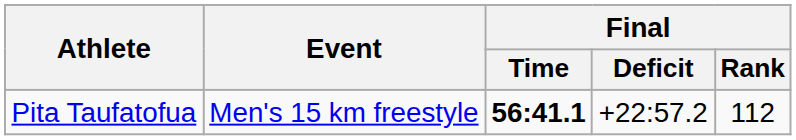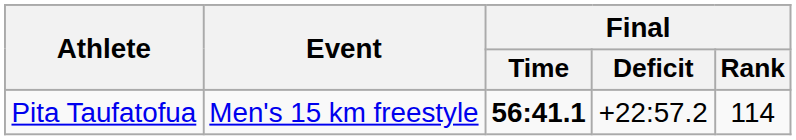(753, 113) 112 -> (753, 113) 114
